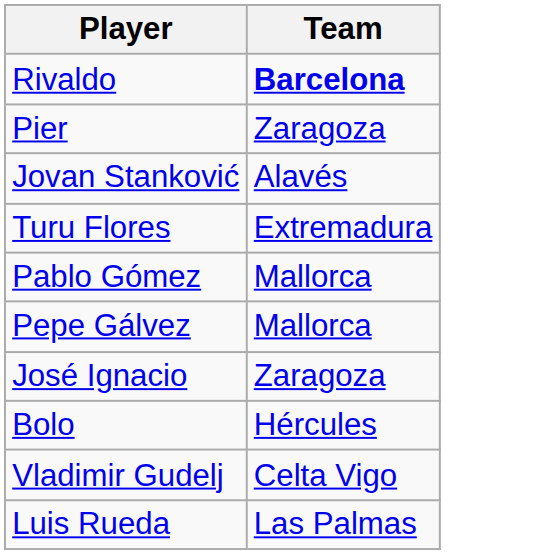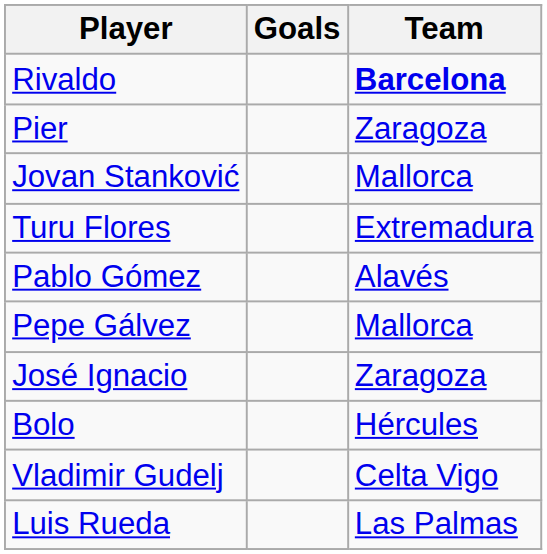+ column: (297, 29)
(301, 177) Alavés -> (414, 177) Mallorca
(313, 276) Mallorca -> (402, 276) Alavés
